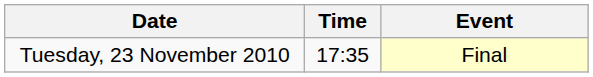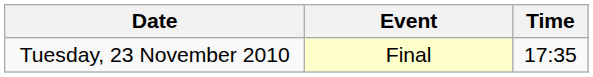columns swapped: (343, 21) <-> (484, 21)
